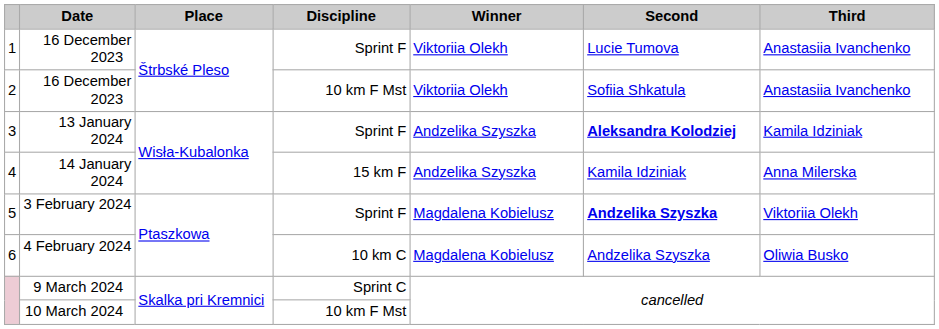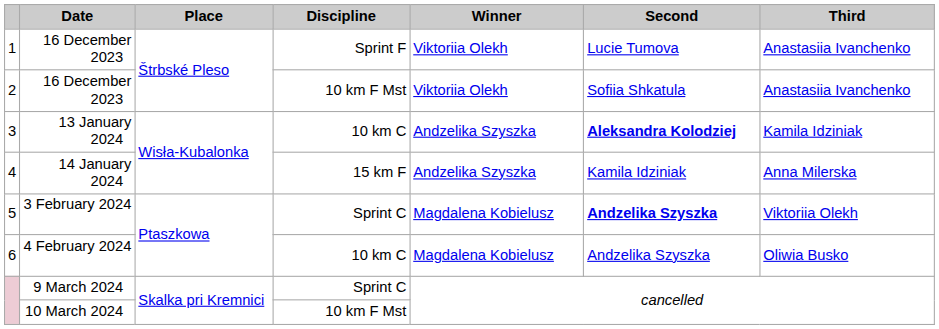(381, 131) Sprint F -> (379, 131) 10 km C
(381, 213) Sprint F -> (380, 213) Sprint C
